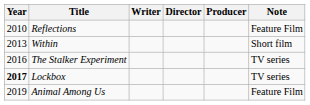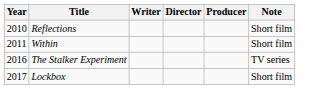(277, 28) Feature Film -> (272, 28) Short film
(17, 44) 2013 -> (17, 44) 2011
(17, 76) bold -> (17, 76) normal
(270, 76) TV series -> (272, 76) Short film
- row: (68, 92)
